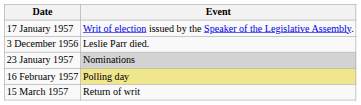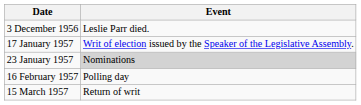rows swapped: (42, 44) <-> (40, 28)
(106, 76) khaki background -> (106, 76) no background
